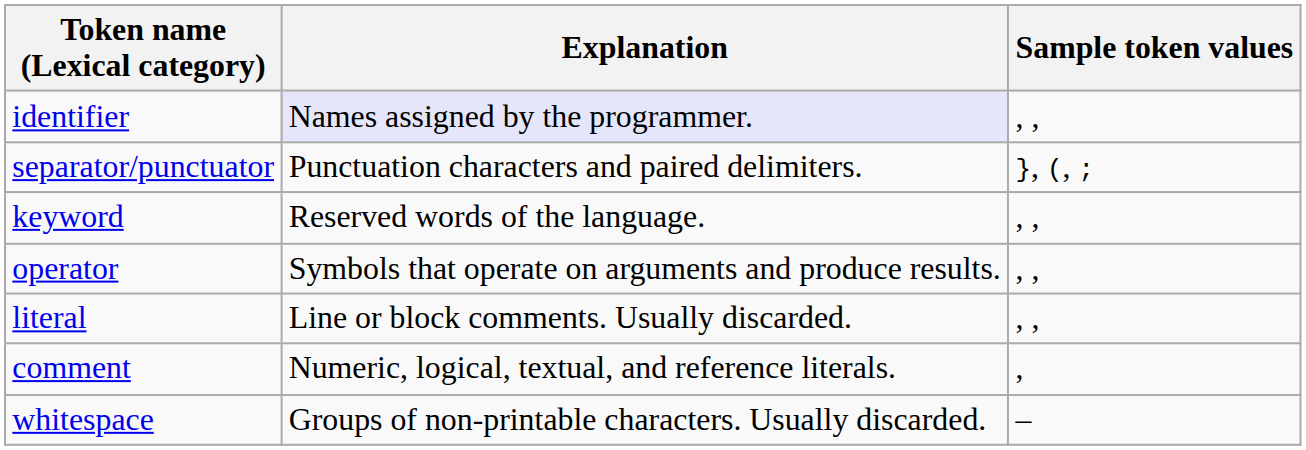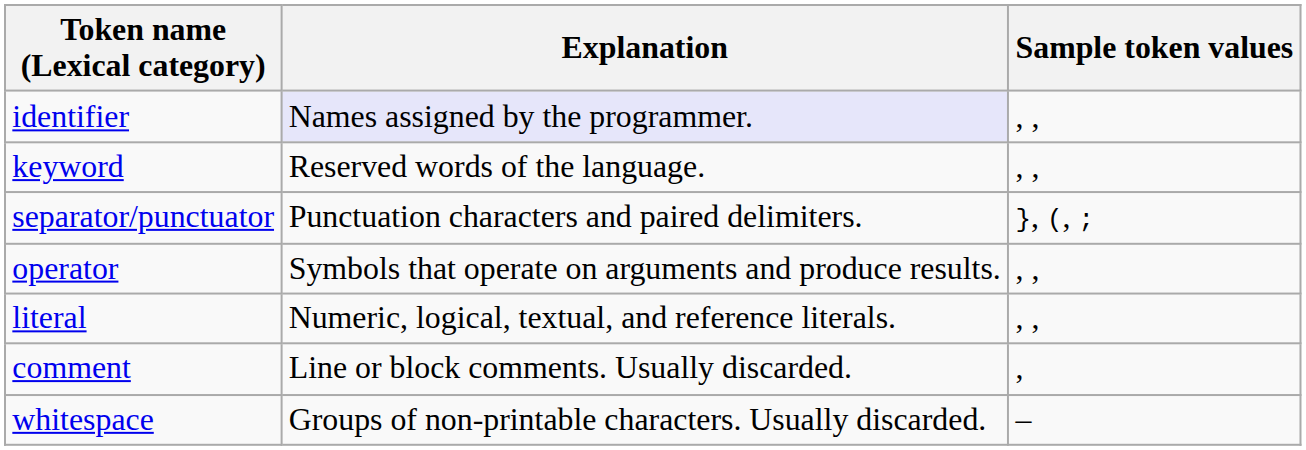rows swapped: (68, 217) <-> (143, 166)
(570, 318) Line or block comments. Usually discarded. -> (592, 318) Numeric, logical, textual, and reference literals.
(592, 368) Numeric, logical, textual, and reference literals. -> (570, 368) Line or block comments. Usually discarded.
